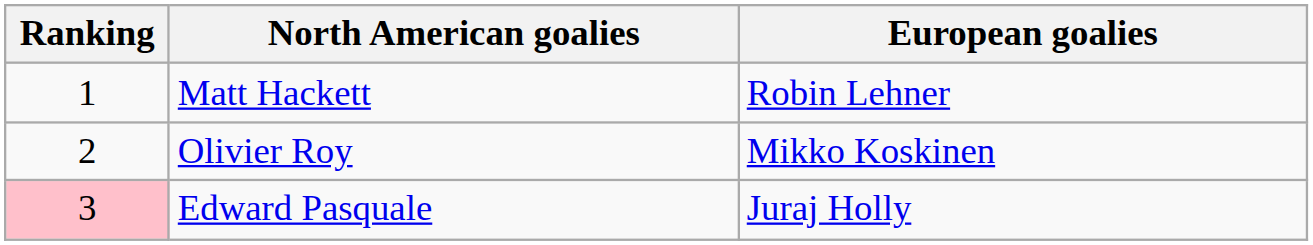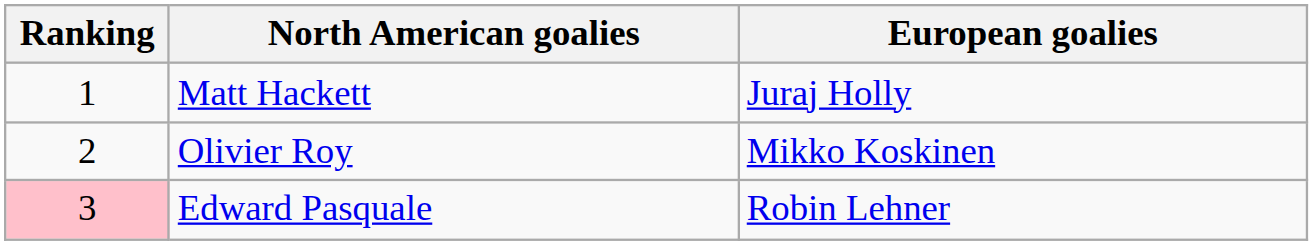(848, 92) Robin Lehner -> (829, 92) Juraj Holly
(829, 208) Juraj Holly -> (848, 208) Robin Lehner
